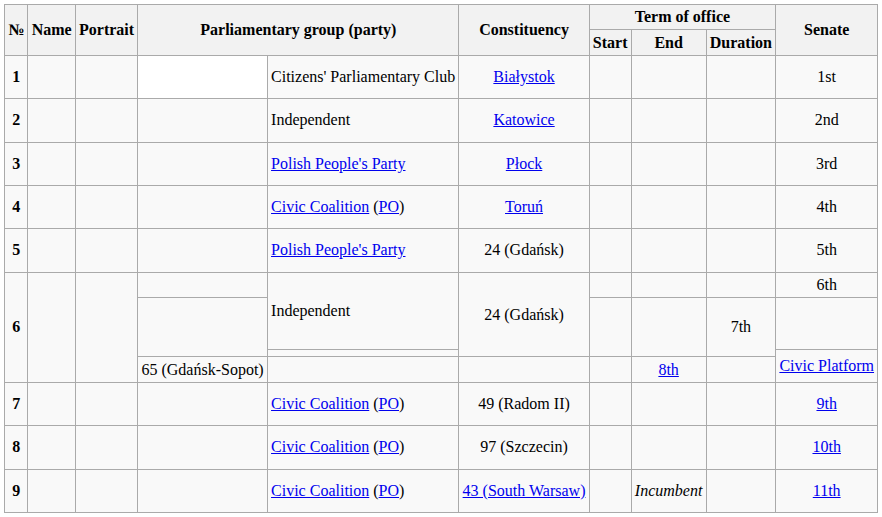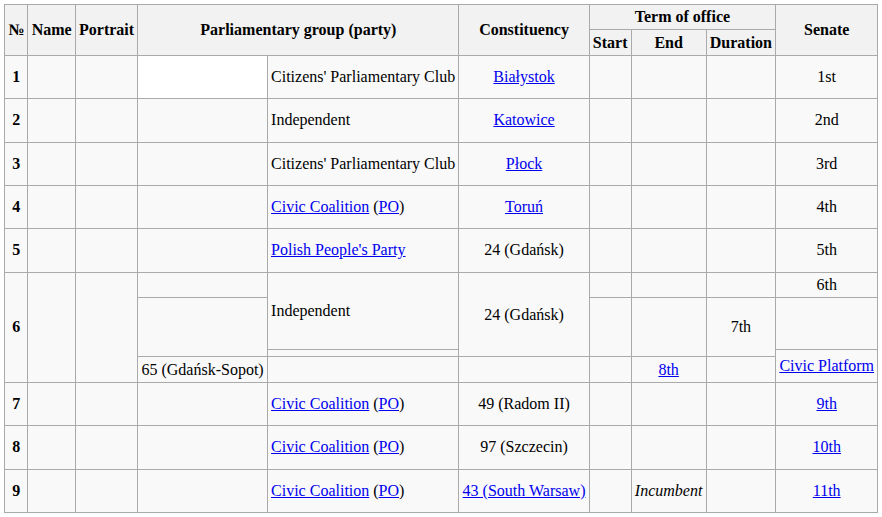(338, 163) Polish People's Party -> (363, 163) Citizens' Parliamentary Club
